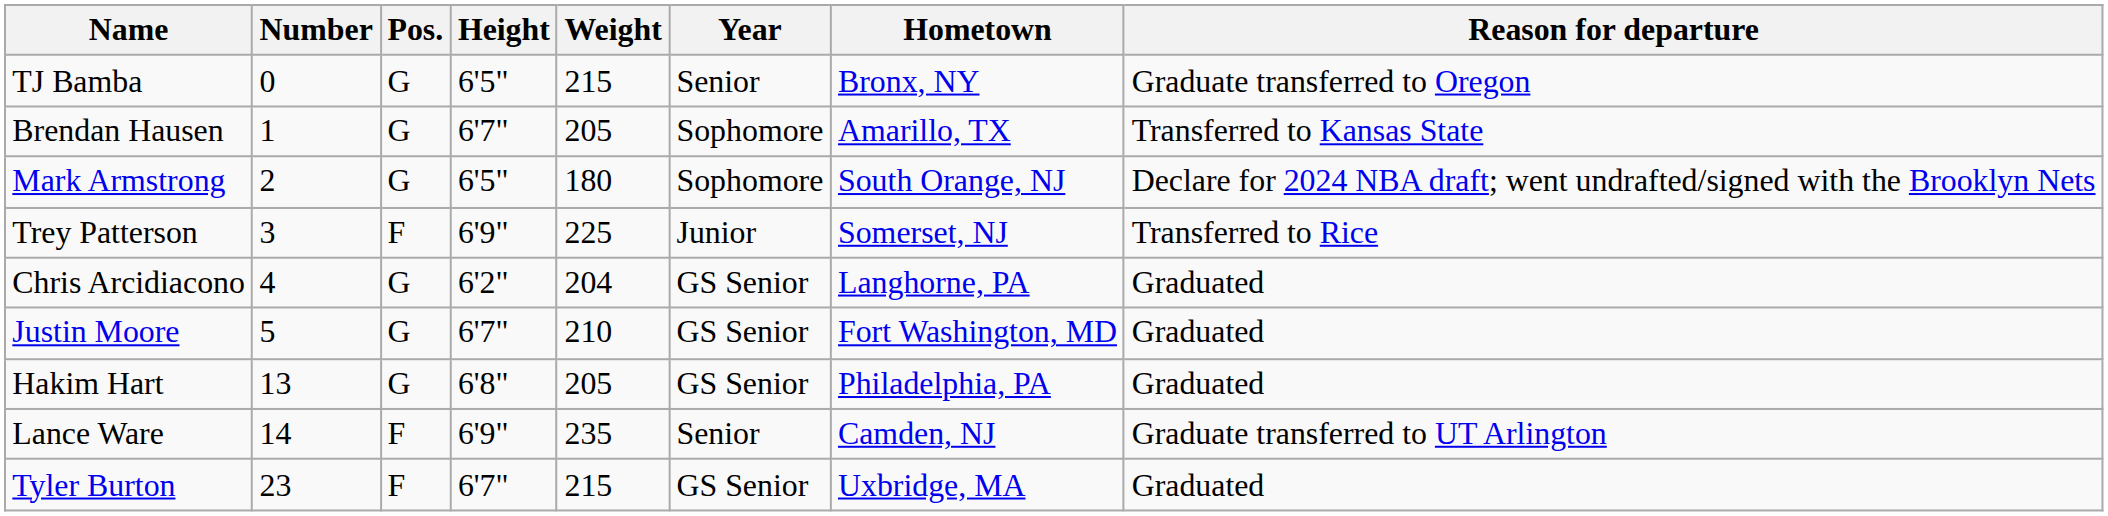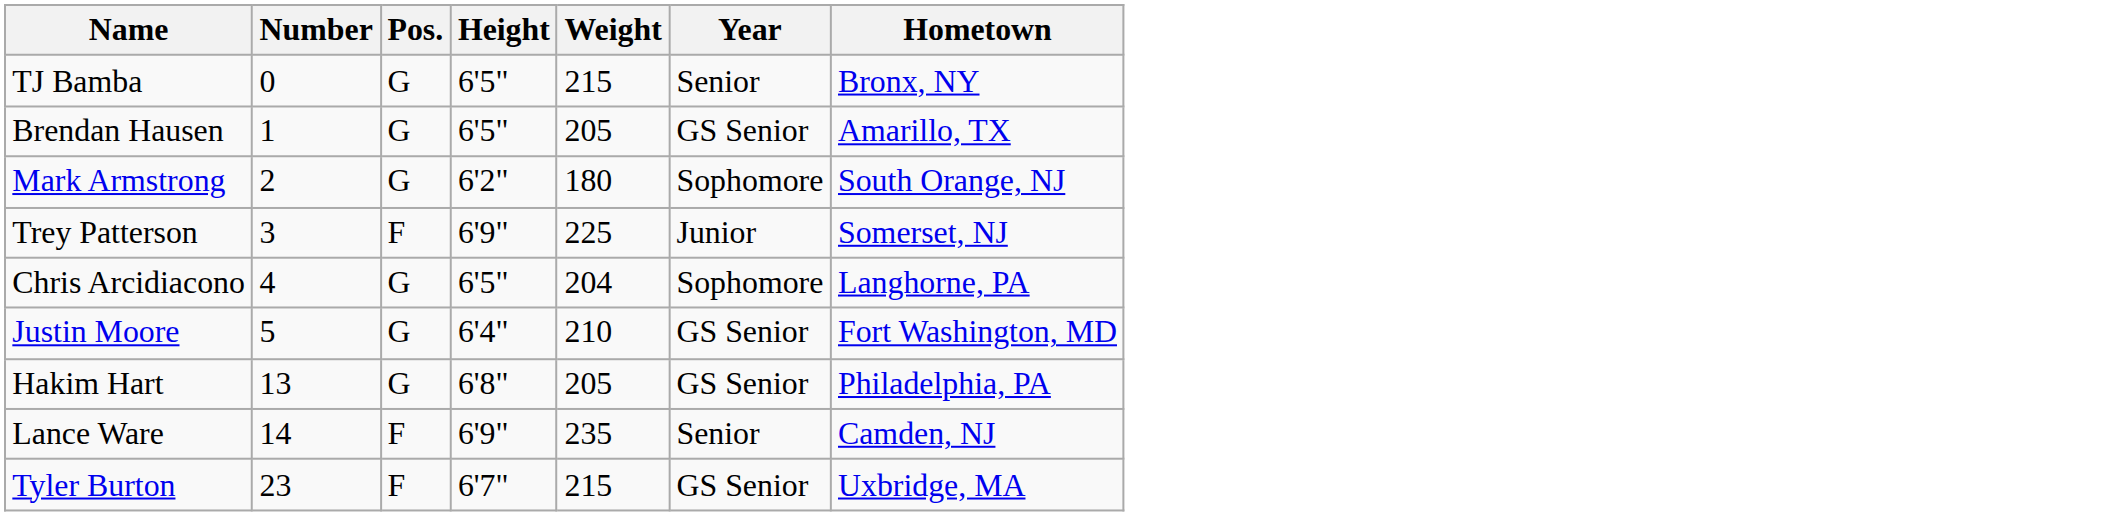- column: (1614, 29)
(483, 130) 6'7" -> (483, 130) 6'5"
(750, 130) Sophomore -> (742, 130) GS Senior
(483, 181) 6'5" -> (483, 181) 6'2"
(483, 282) 6'2" -> (483, 282) 6'5"
(742, 282) GS Senior -> (750, 282) Sophomore
(483, 332) 6'7" -> (483, 332) 6'4"
